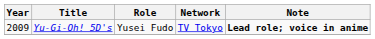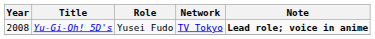(18, 27) 2009 -> (18, 27) 2008
